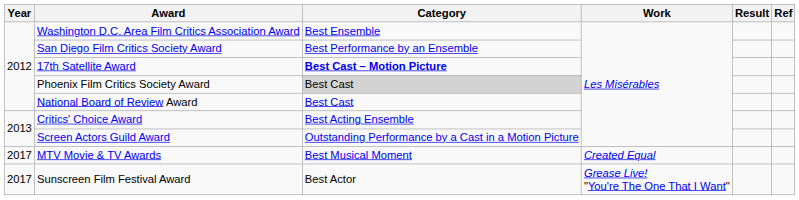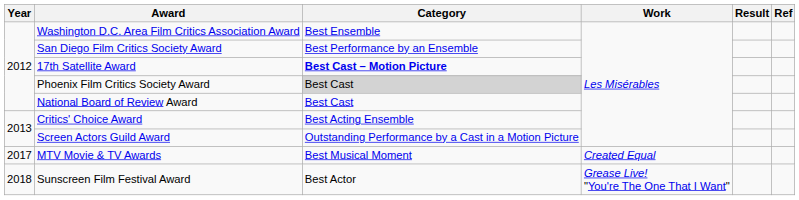(19, 179) 2017 -> (19, 179) 2018
